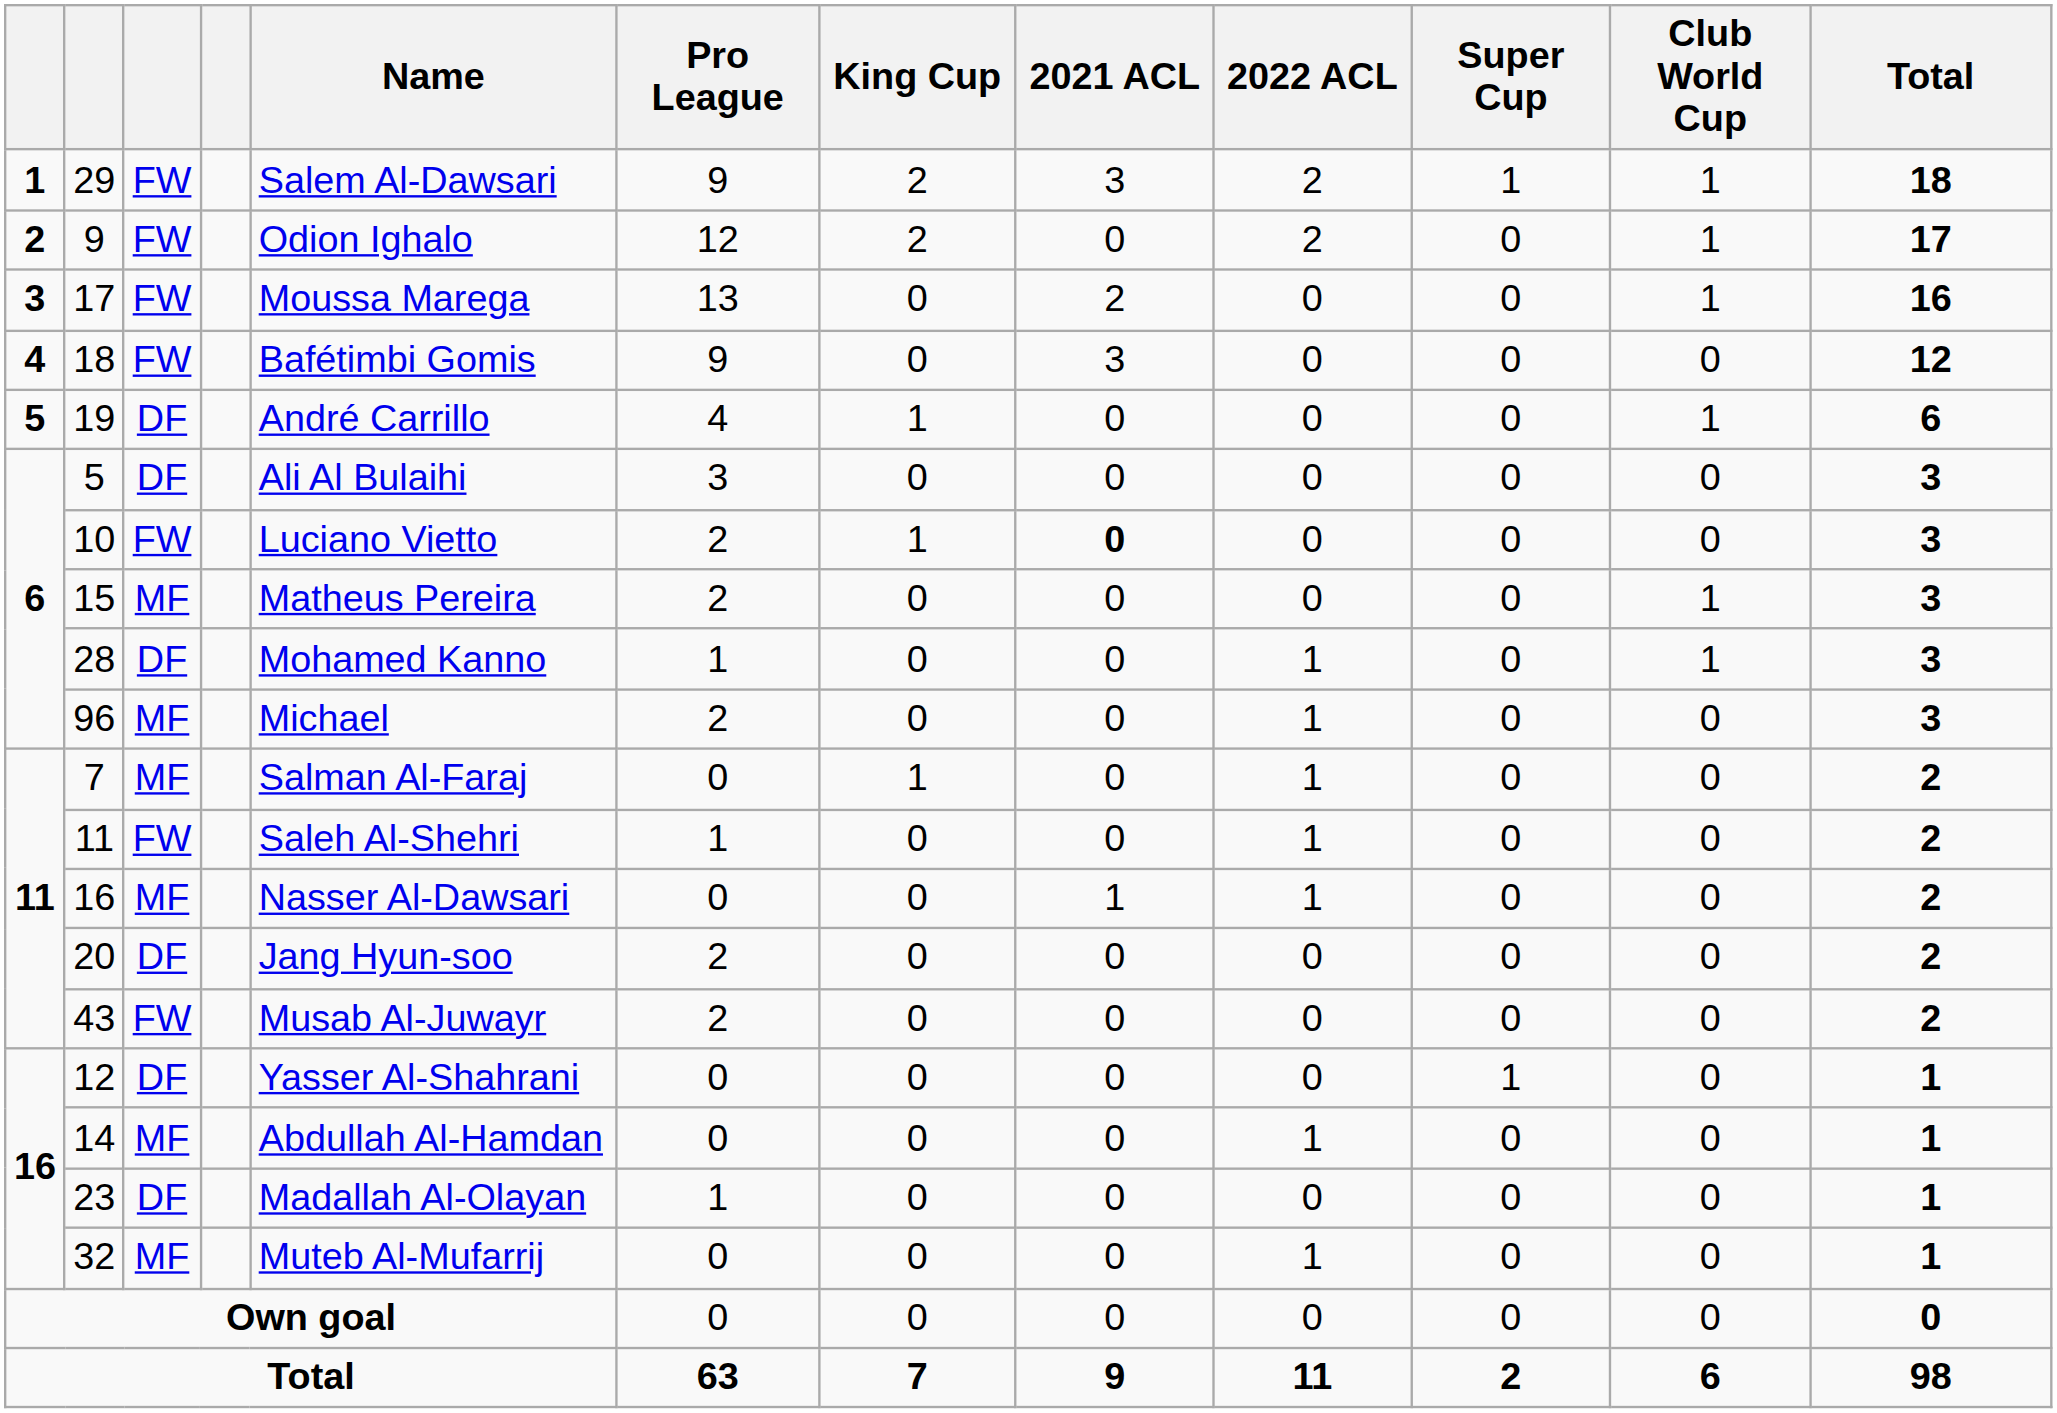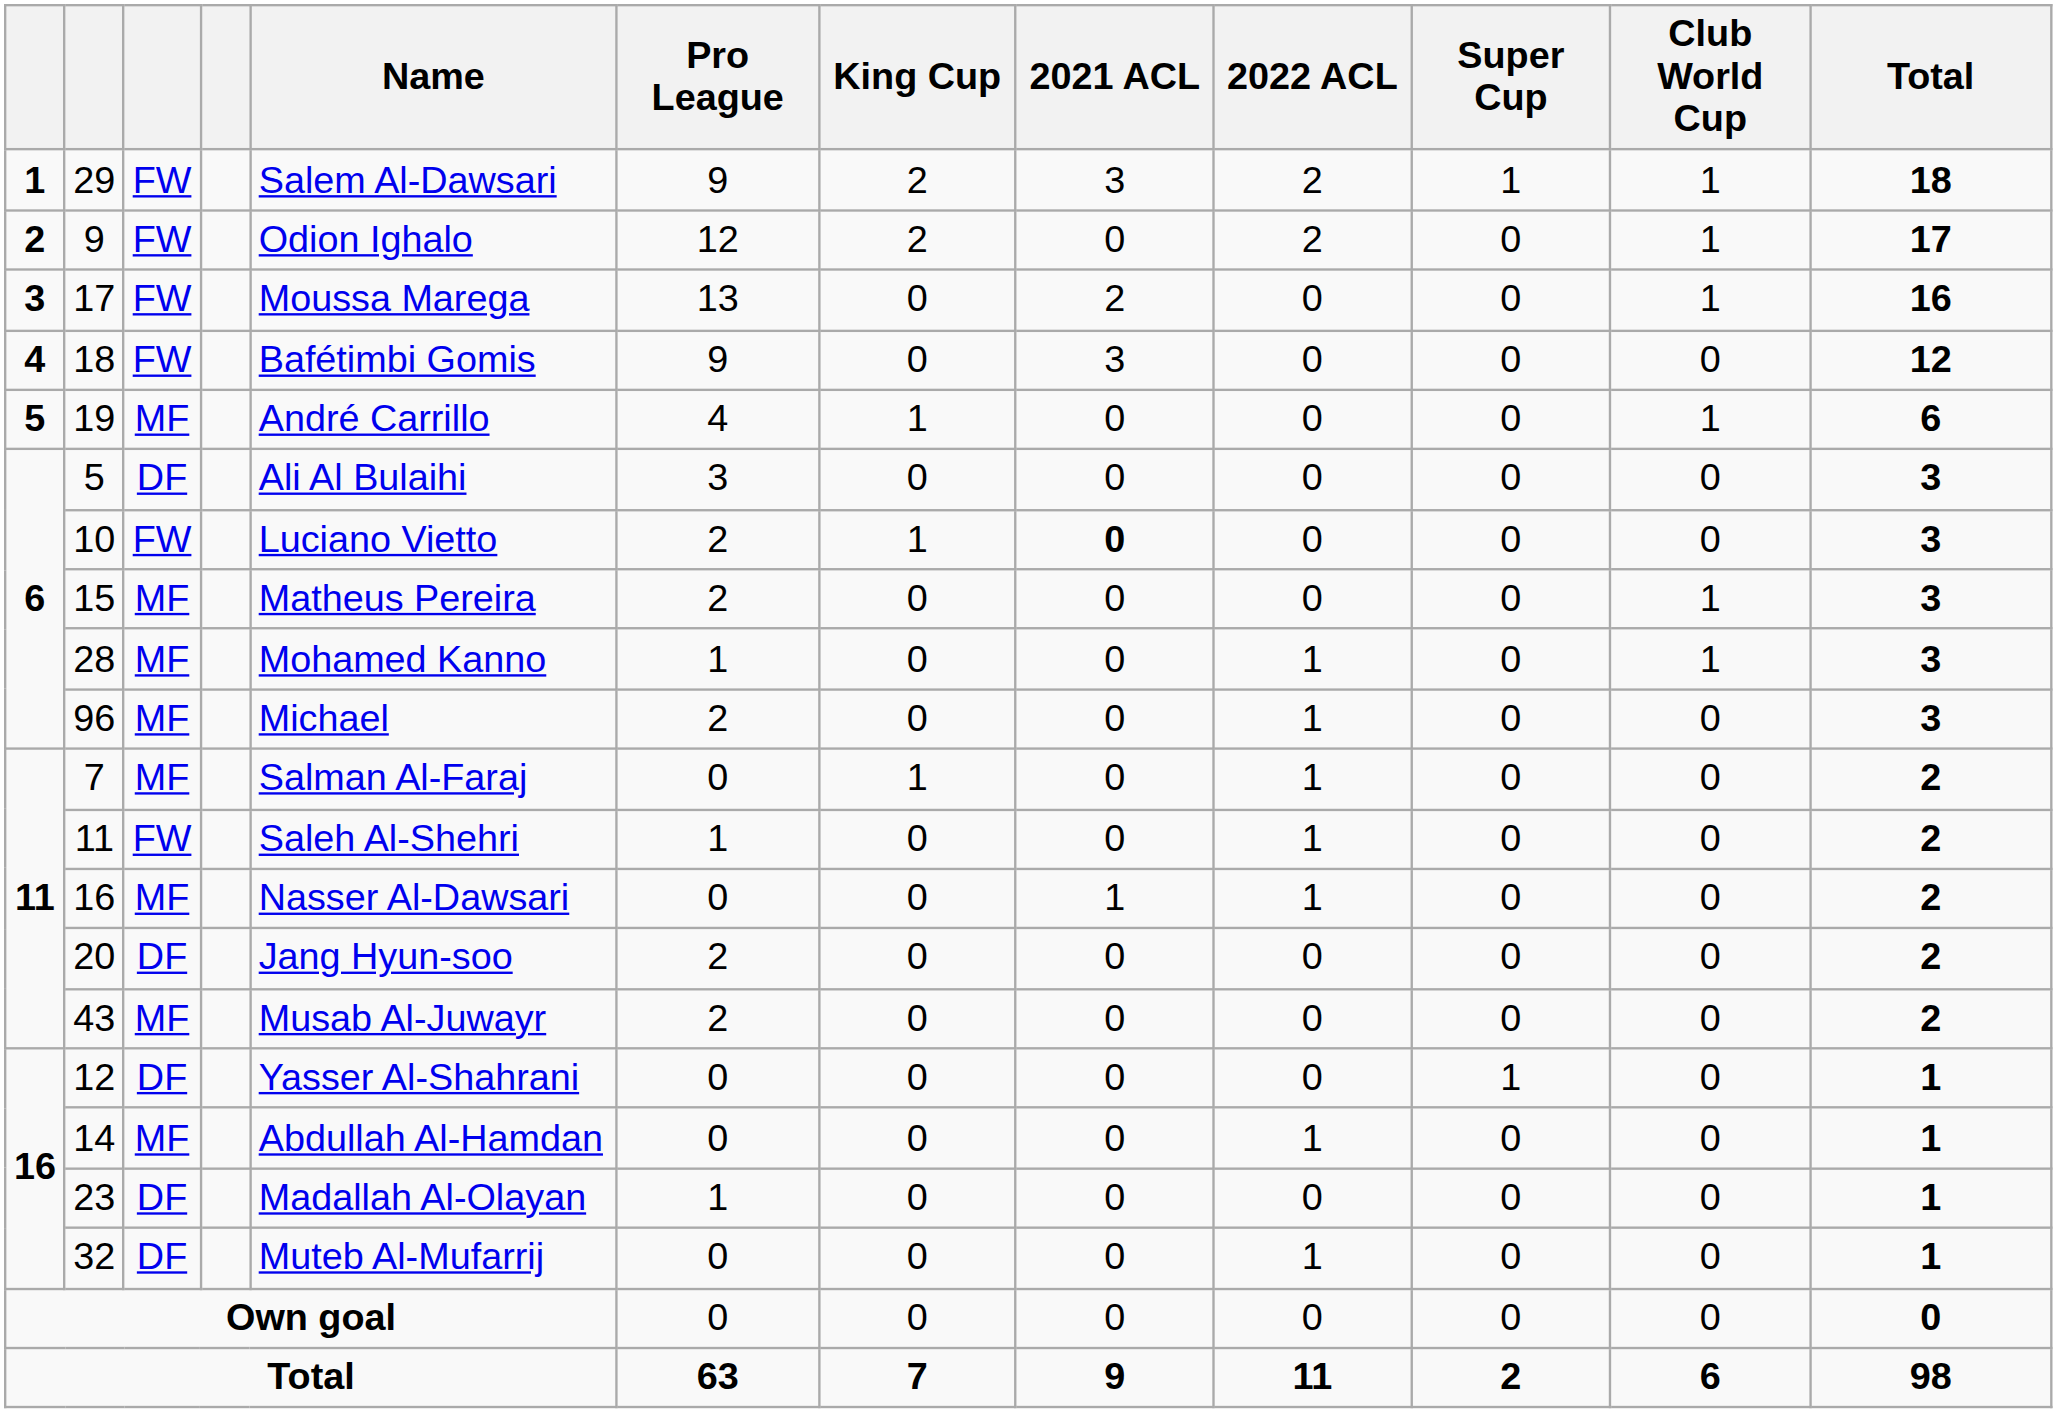(162, 418) DF -> (162, 418) MF
(162, 658) DF -> (162, 658) MF
(162, 1017) FW -> (162, 1017) MF
(162, 1257) MF -> (162, 1257) DF
